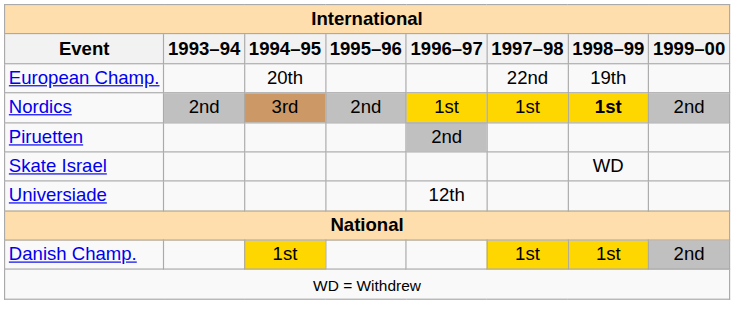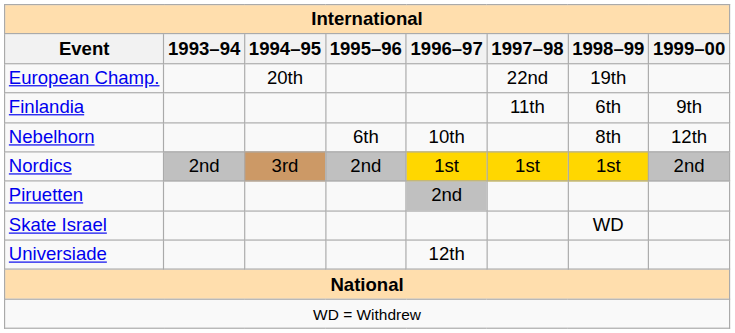+ row: (47, 107)
+ row: (52, 136)
(608, 107) bold -> (608, 166) normal
- row: (73, 254)
